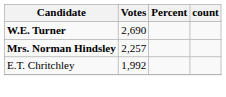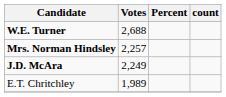(134, 30) 2,690 -> (134, 30) 2,688
+ row: (35, 65)
(134, 65) 1,992 -> (134, 83) 1,989
